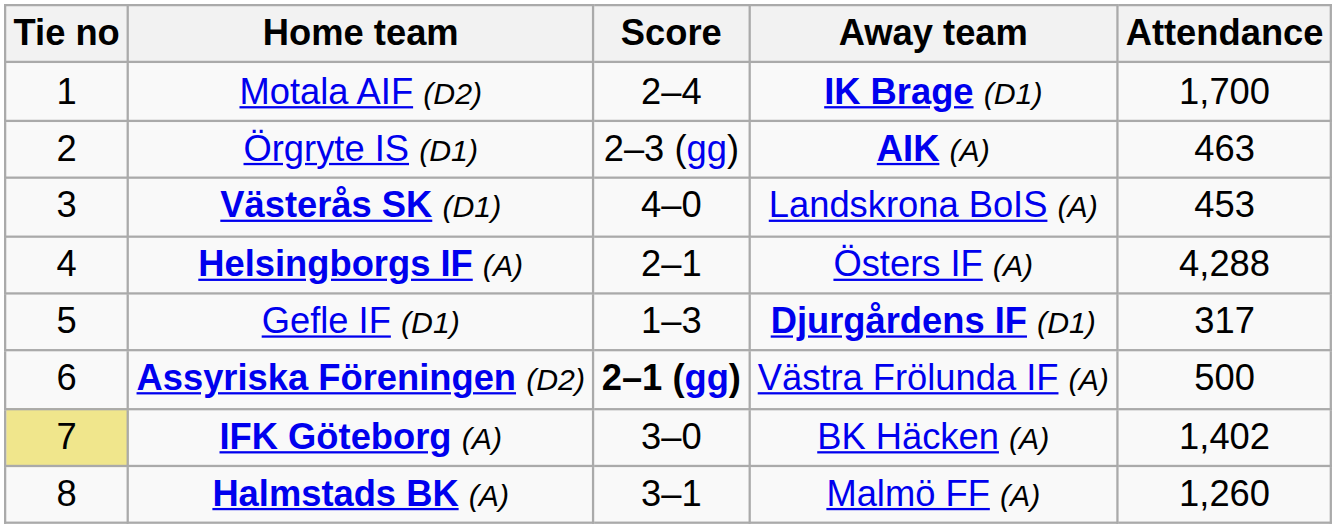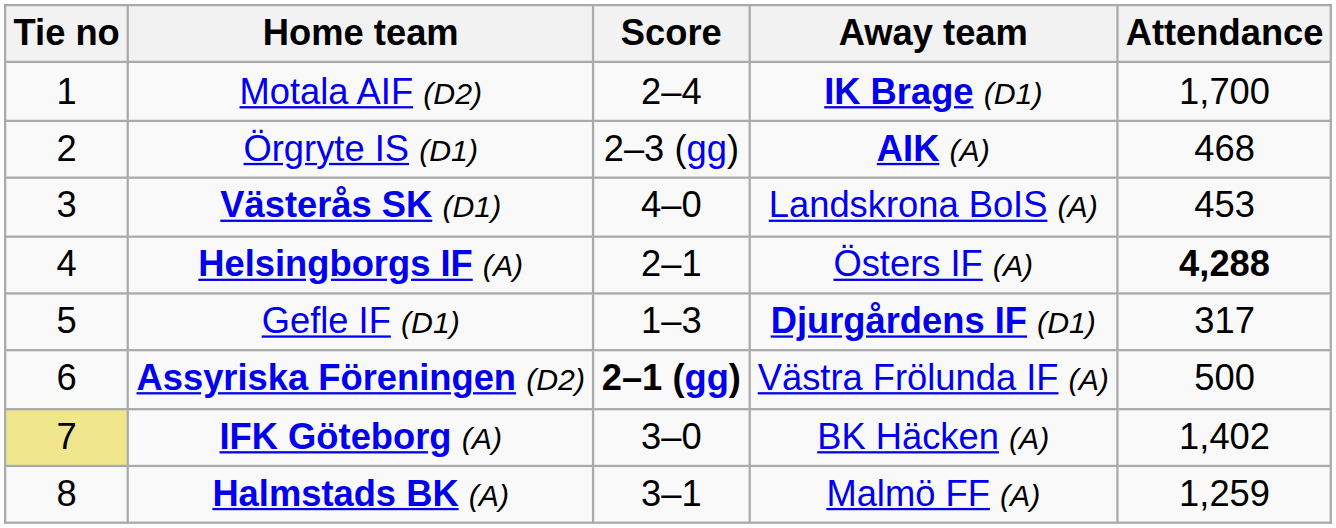(1225, 148) 463 -> (1225, 148) 468
(1225, 263) normal -> (1225, 263) bold
(1225, 494) 1,260 -> (1225, 494) 1,259
